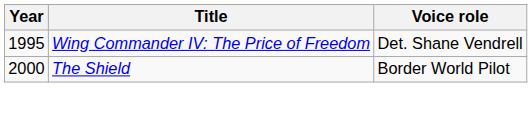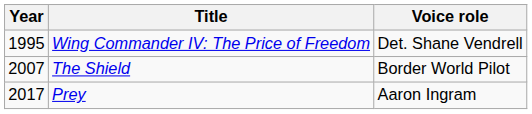(26, 69) 2000 -> (26, 69) 2007
+ row: (69, 95)
